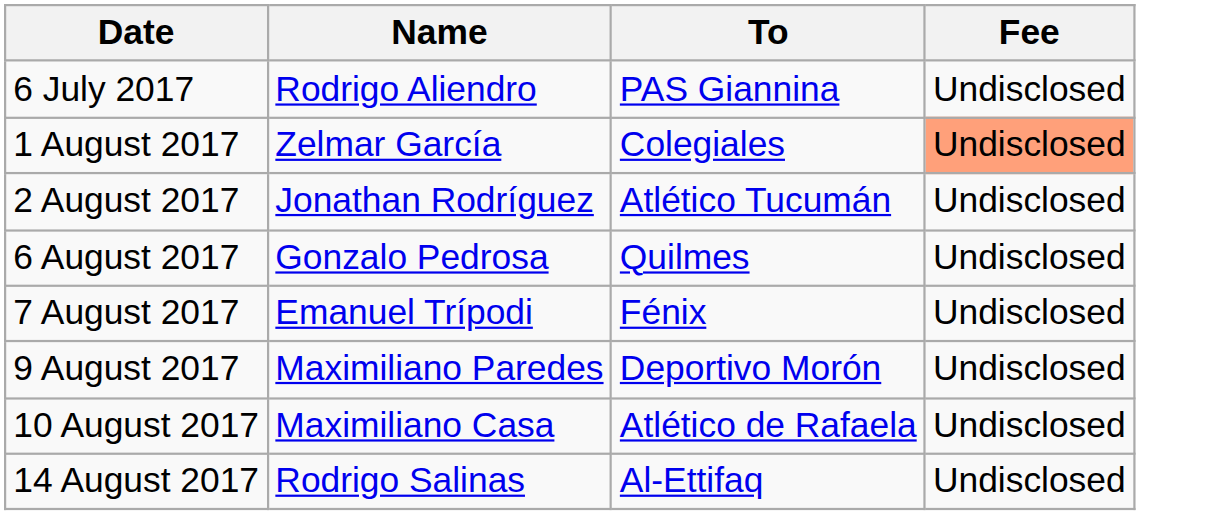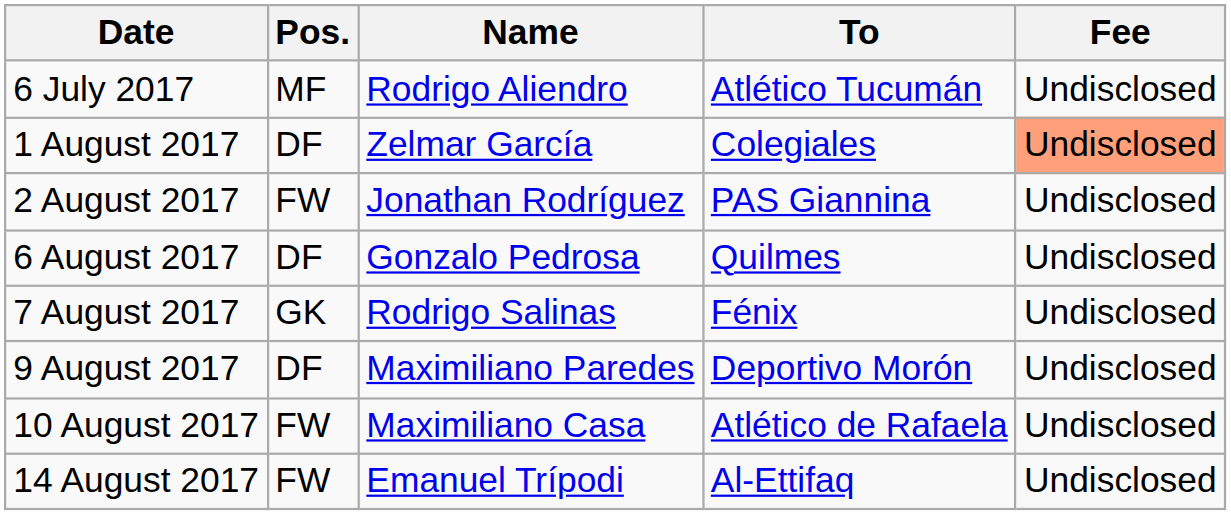+ column: (313, 32)
(730, 88) PAS Giannina -> (846, 88) Atlético Tucumán
(755, 200) Atlético Tucumán -> (821, 200) PAS Giannina
(404, 312) Emanuel Trípodi -> (491, 312) Rodrigo Salinas
(400, 481) Rodrigo Salinas -> (495, 481) Emanuel Trípodi
